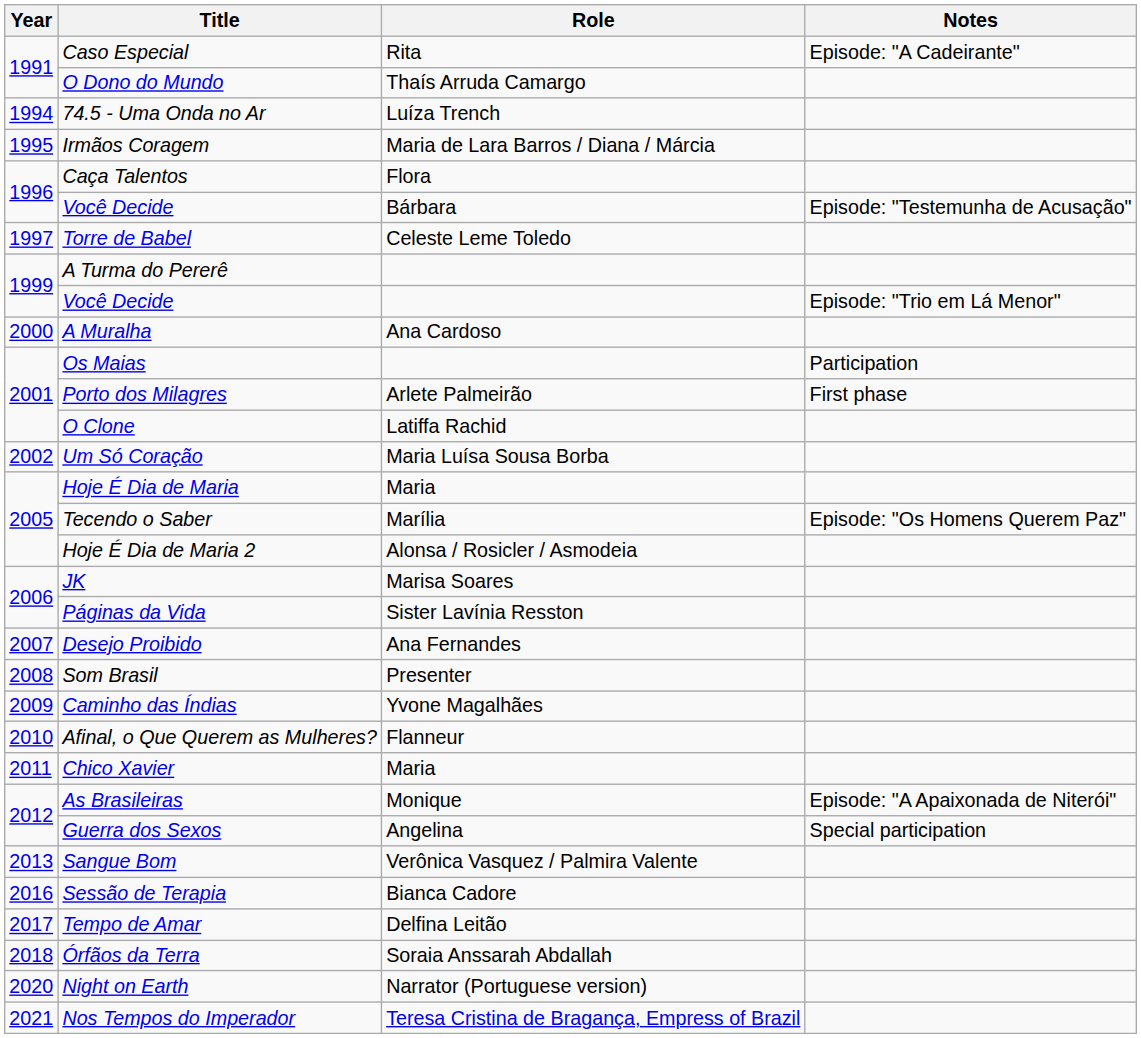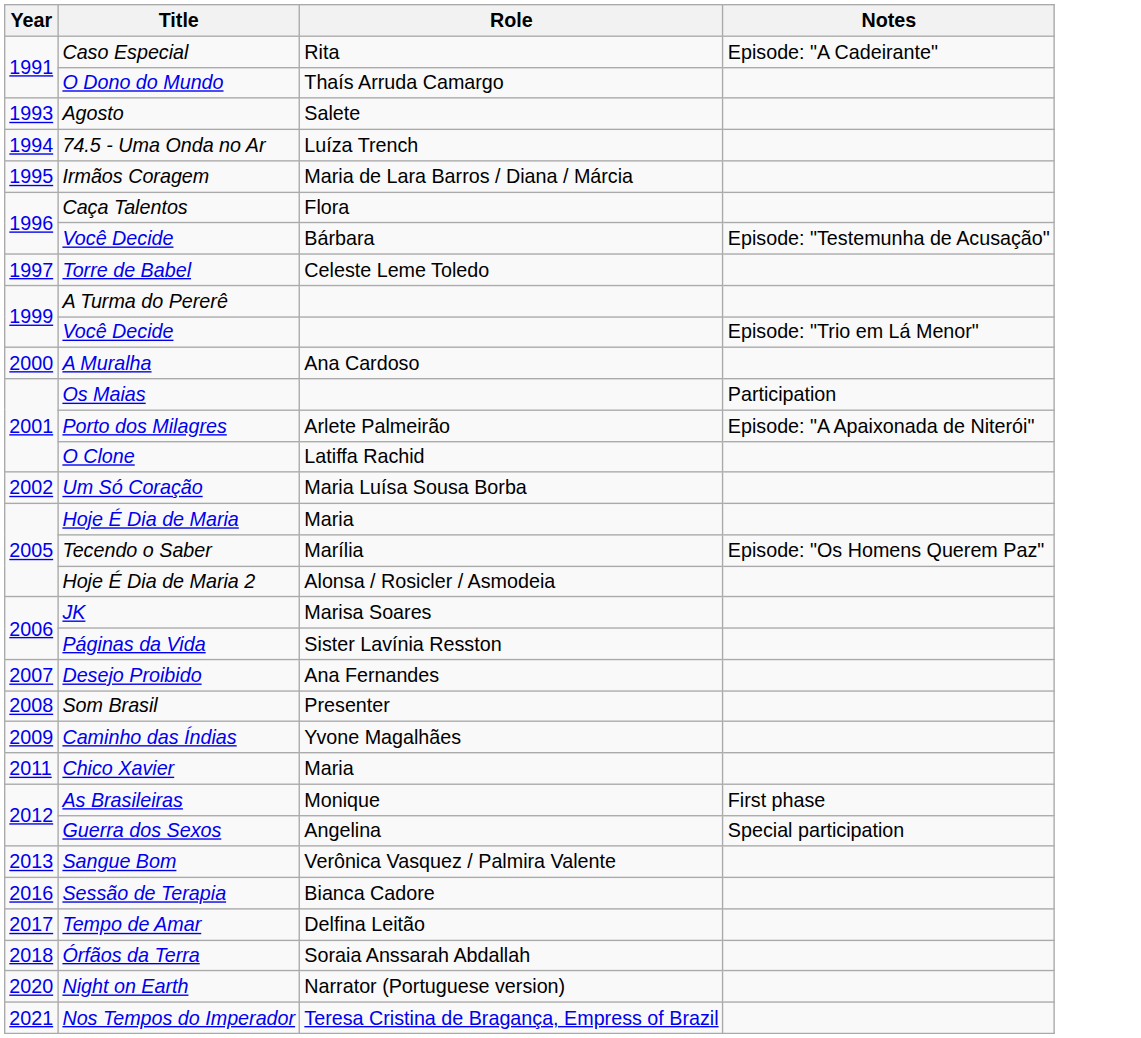+ row: (93, 114)
(858, 395) First phase -> (881, 426) Episode: "A Apaixonada de Niterói"
- row: (220, 738)
(963, 800) Episode: "A Apaixonada de Niterói" -> (777, 800) First phase
